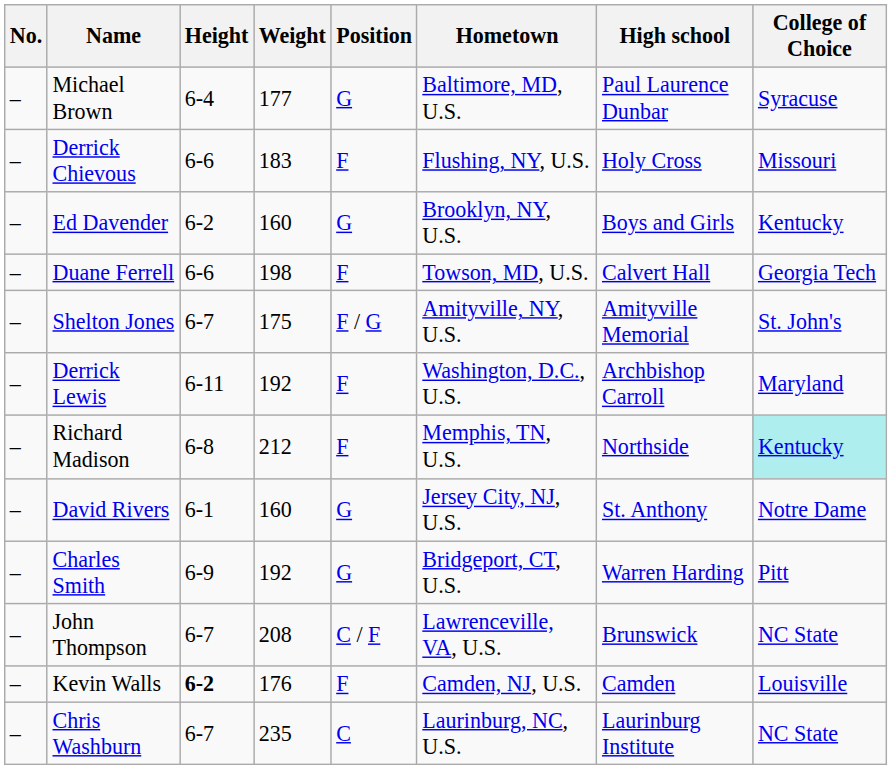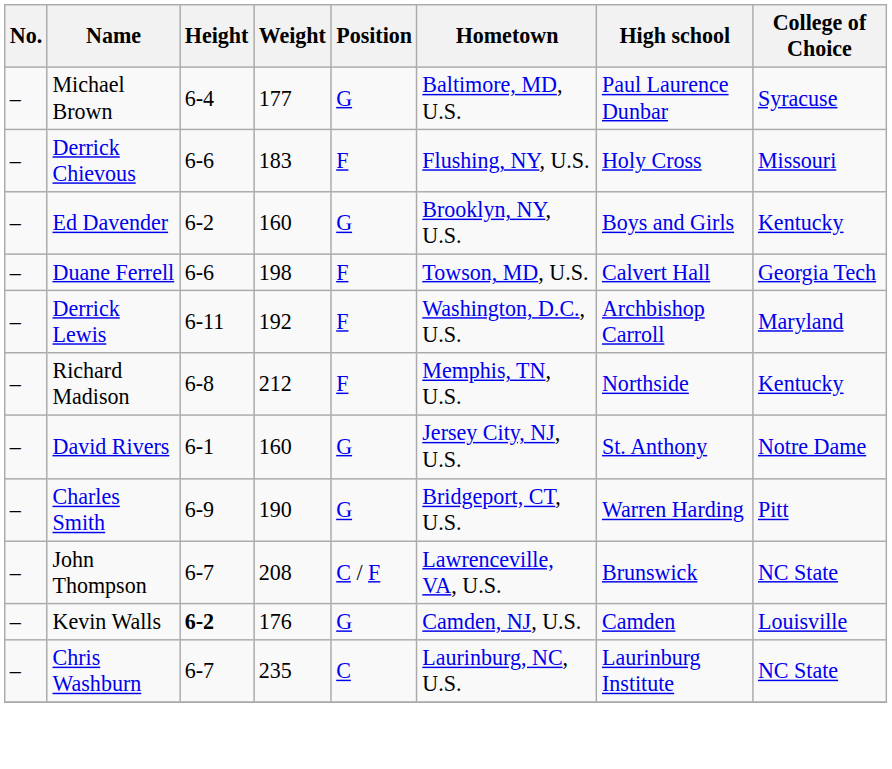- row: (113, 322)
(801, 446) paleturquoise background -> (801, 384) no background
(275, 571) 192 -> (275, 509) 190
(342, 683) F -> (344, 621) G
